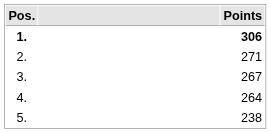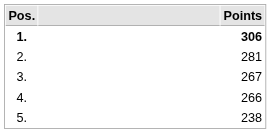(252, 57) 271 -> (252, 57) 281
(252, 97) 264 -> (252, 97) 266
